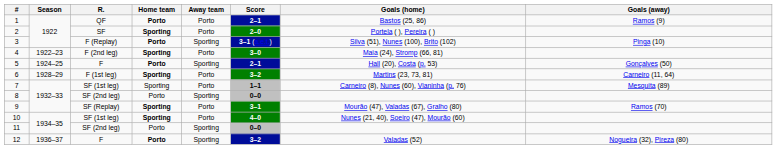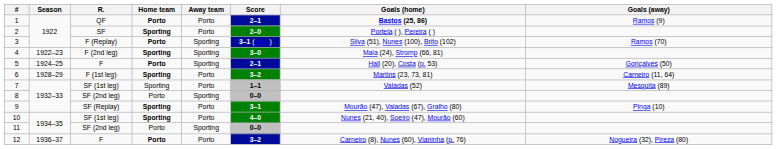(403, 20) normal -> (403, 20) bold
(649, 42) Pinga (10) -> (649, 42) Ramos (70)
(206, 53) Porto -> (206, 53) Sporting
(403, 85) Carneiro (8), Nunes (60), Vianinha (p. 76) -> (403, 85) Valadas (52)
(649, 107) Ramos (70) -> (649, 107) Pinga (10)
(206, 139) Sporting -> (206, 139) Porto
(403, 139) Valadas (52) -> (403, 139) Carneiro (8), Nunes (60), Vianinha (p. 76)
